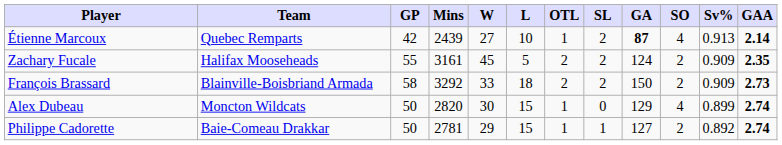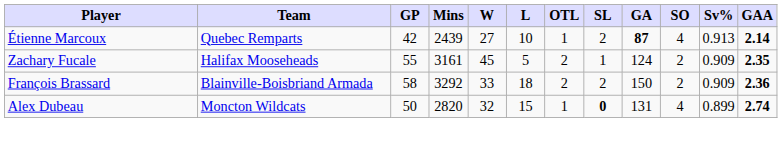(603, 60) 2 -> (603, 60) 1
(757, 83) 2.73 -> (757, 83) 2.36
(487, 106) 30 -> (487, 106) 32
(603, 106) normal -> (603, 106) bold
(641, 106) 129 -> (641, 106) 131
- row: (61, 128)
